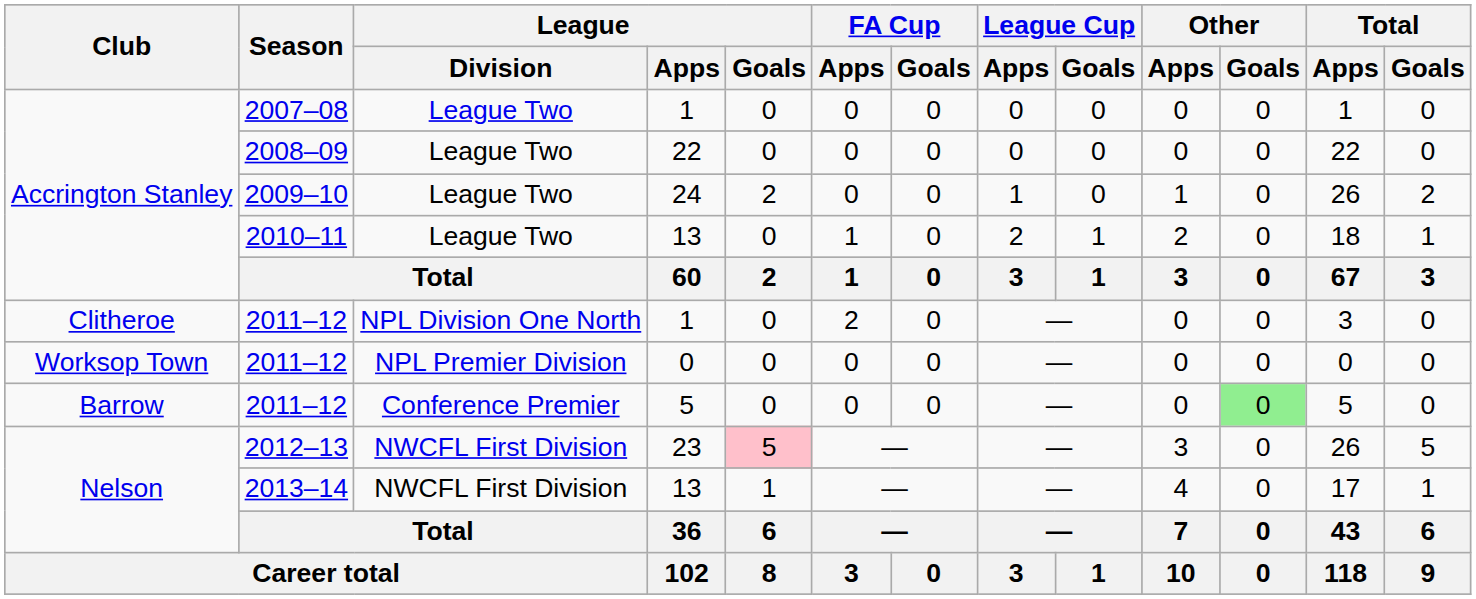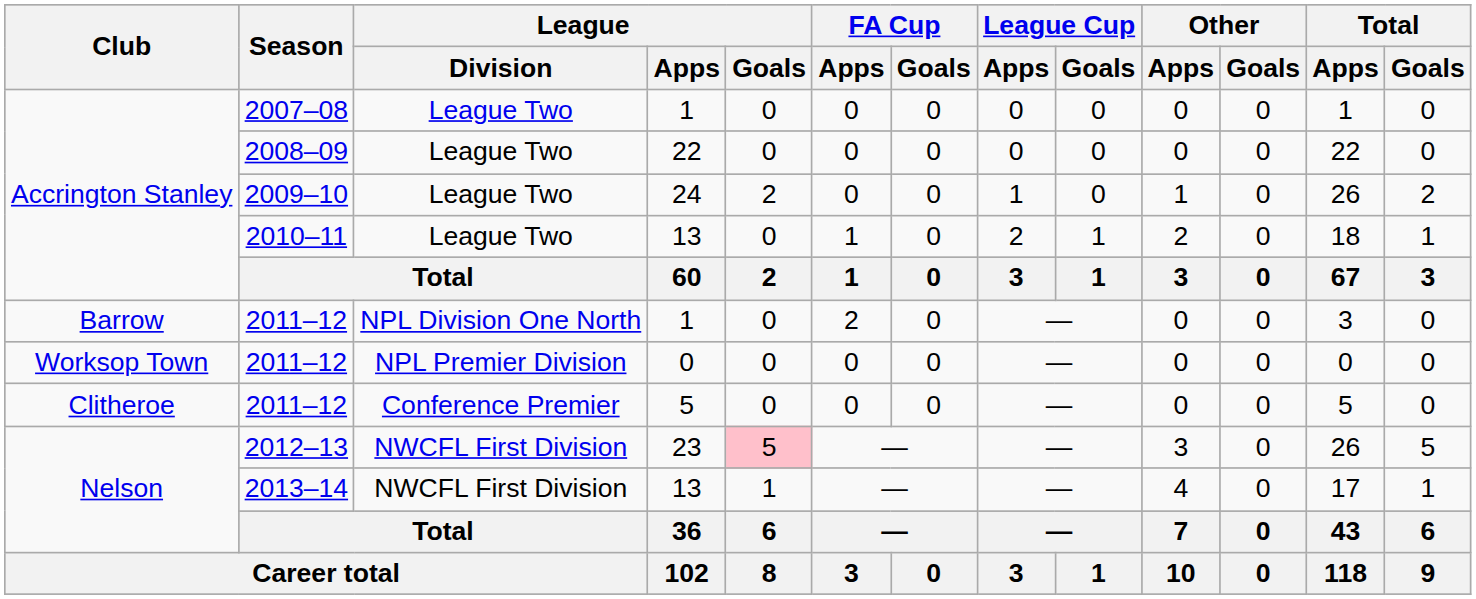(122, 320) Clitheroe -> (122, 320) Barrow
(122, 404) Barrow -> (122, 404) Clitheroe
(1263, 404) lightgreen background -> (1263, 404) no background
